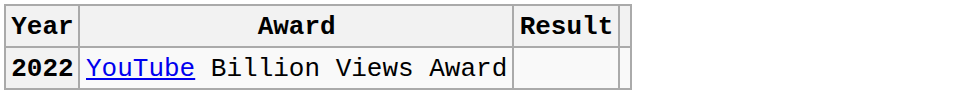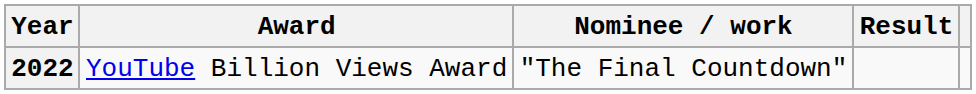+ column: (683, 26)
